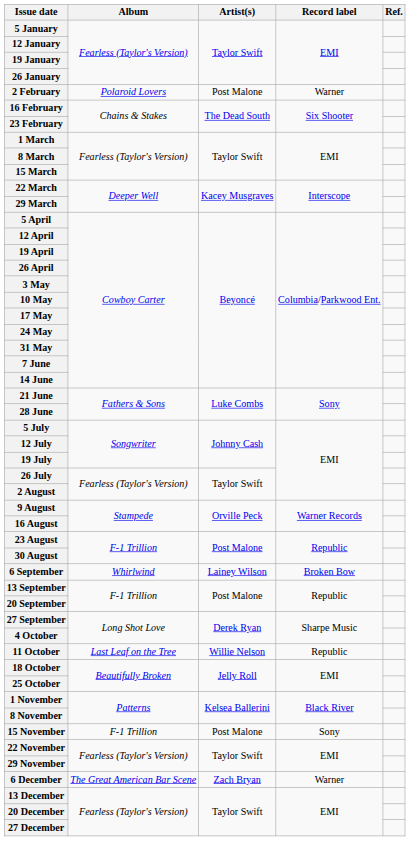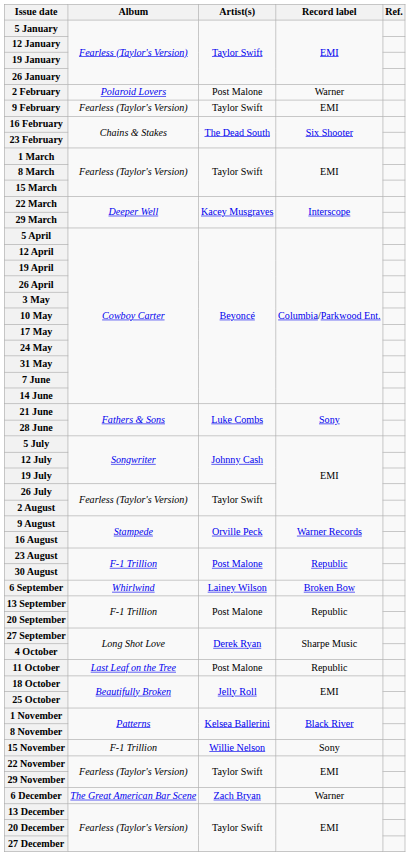+ row: (36, 108)
(237, 651) Willie Nelson -> (237, 667) Post Malone
(237, 731) Post Malone -> (237, 747) Willie Nelson
